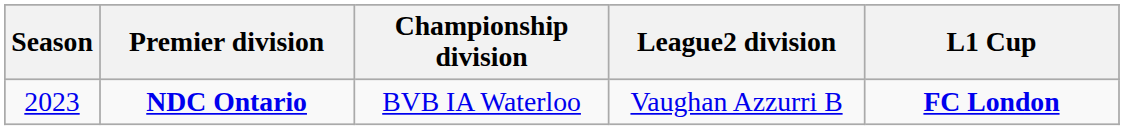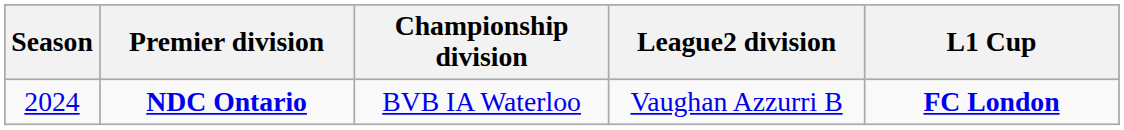(52, 101) 2023 -> (52, 101) 2024
